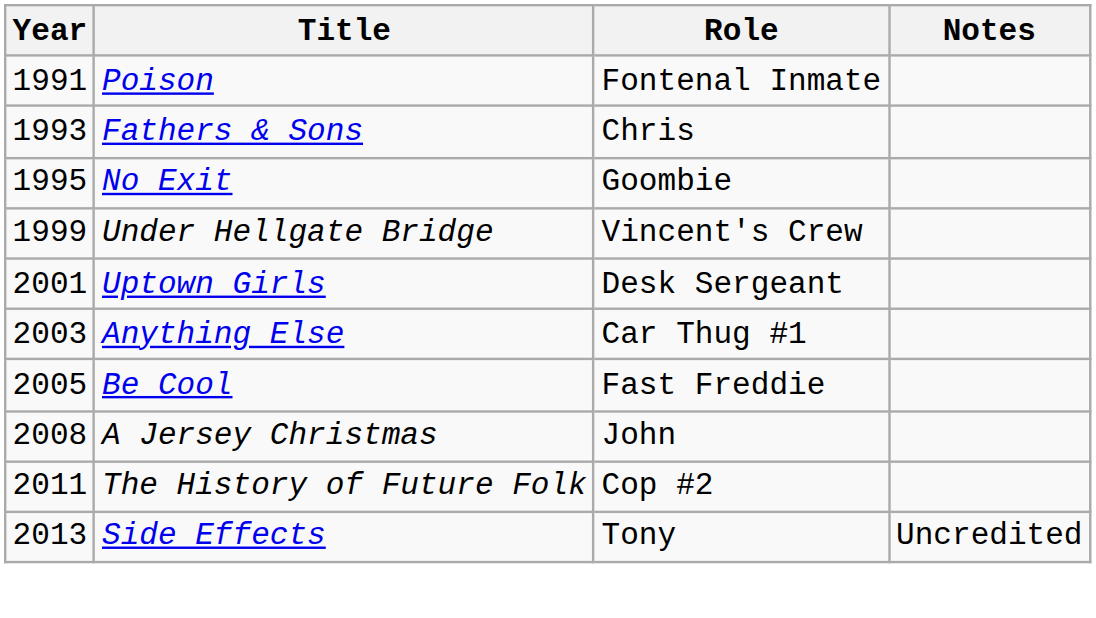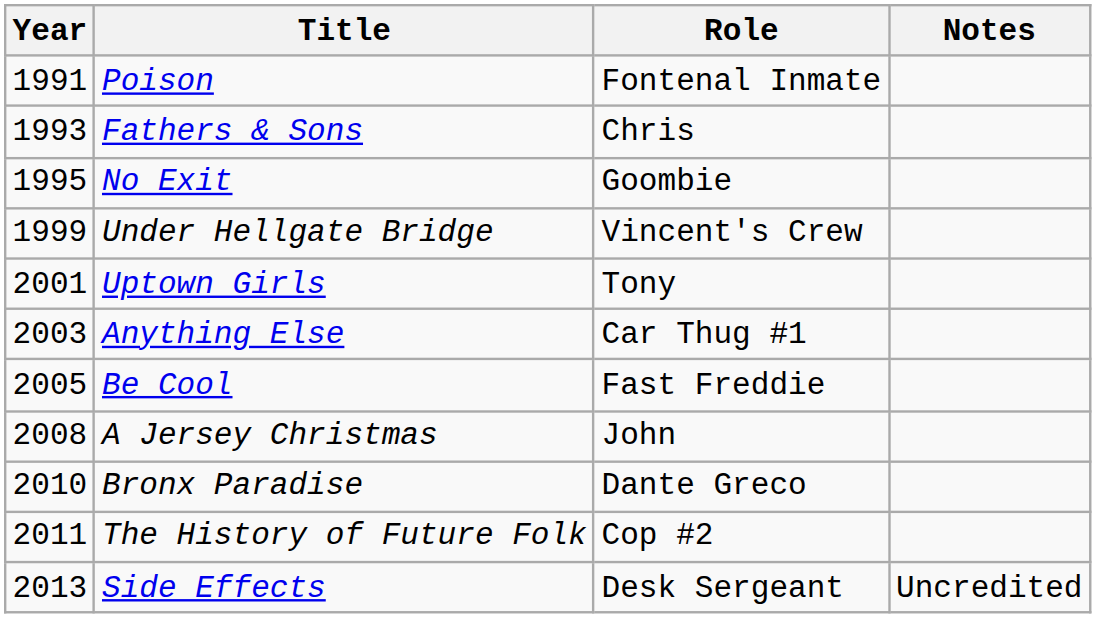(723, 284) Desk Sergeant -> (639, 284) Tony
+ row: (233, 486)
(639, 537) Tony -> (723, 588) Desk Sergeant
